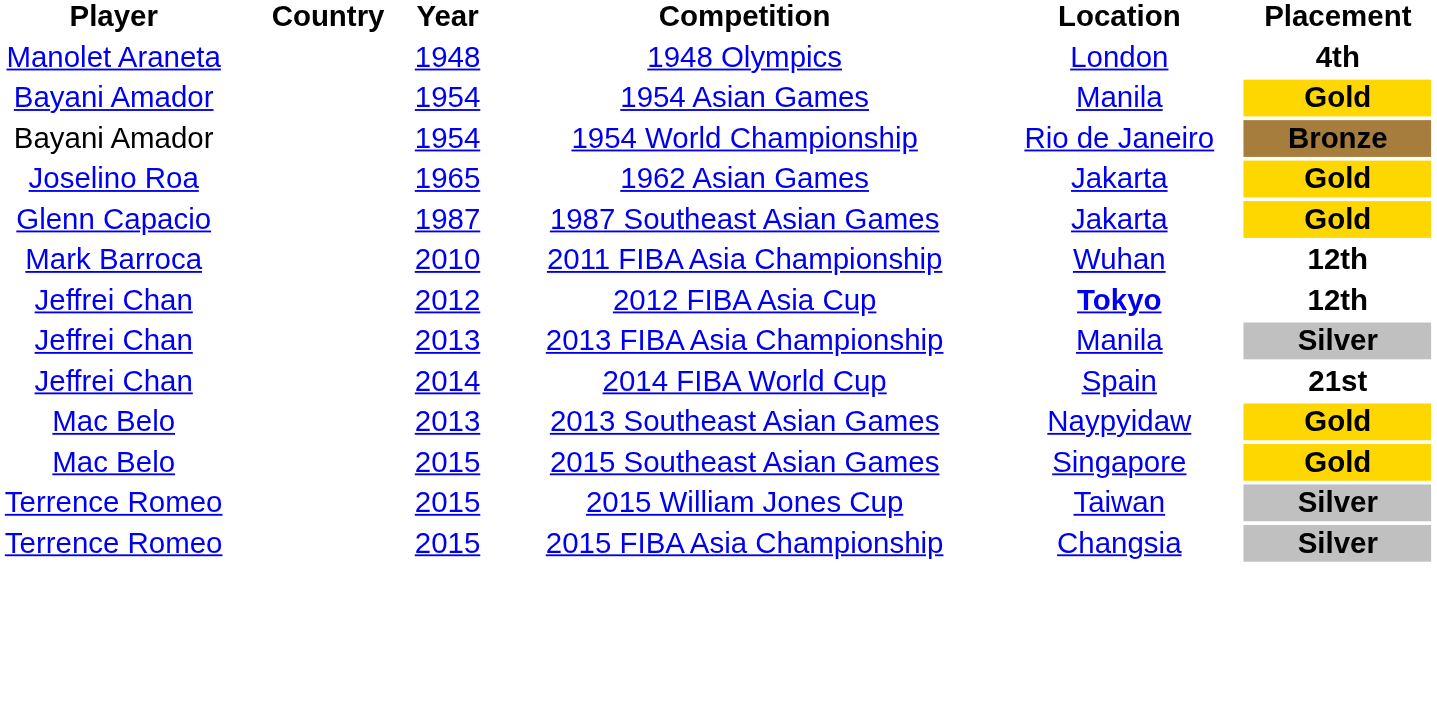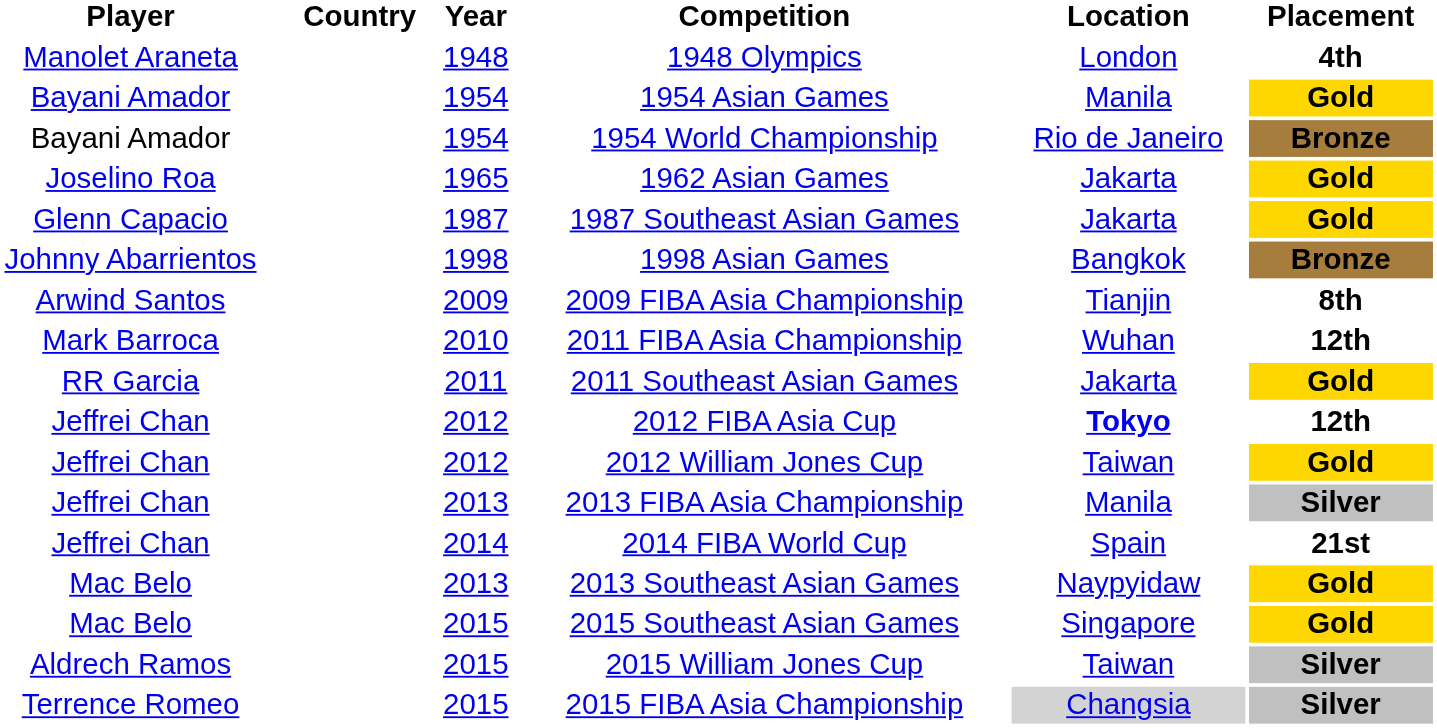+ row: (131, 259)
+ row: (131, 300)
+ row: (131, 380)
+ row: (131, 461)
- row: (114, 502)
+ row: (131, 664)
(1119, 542) no background -> (1128, 704) lightgrey background
